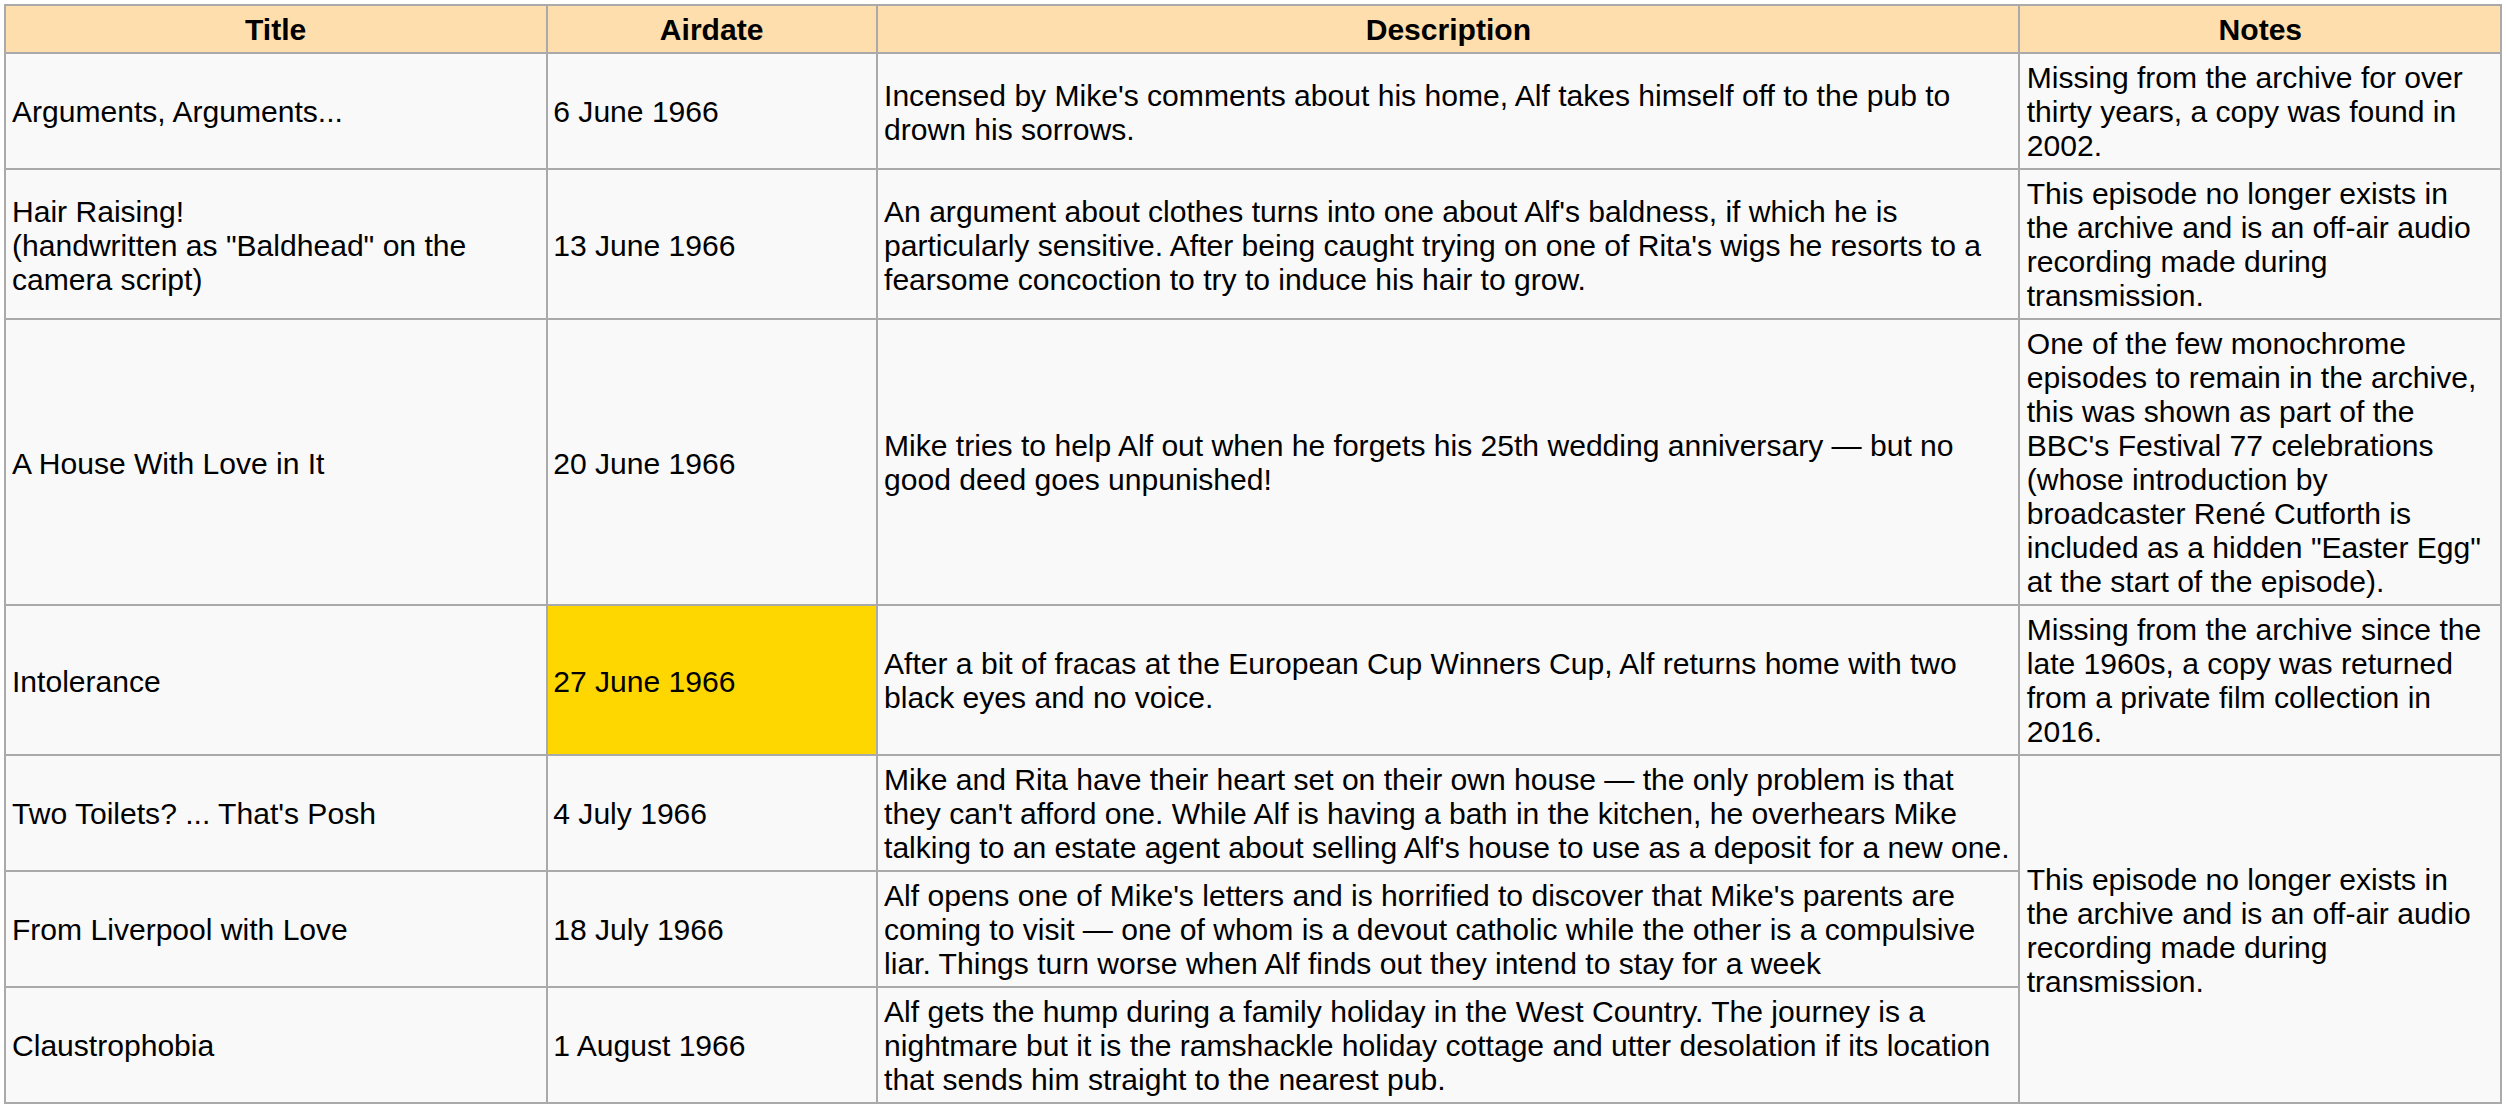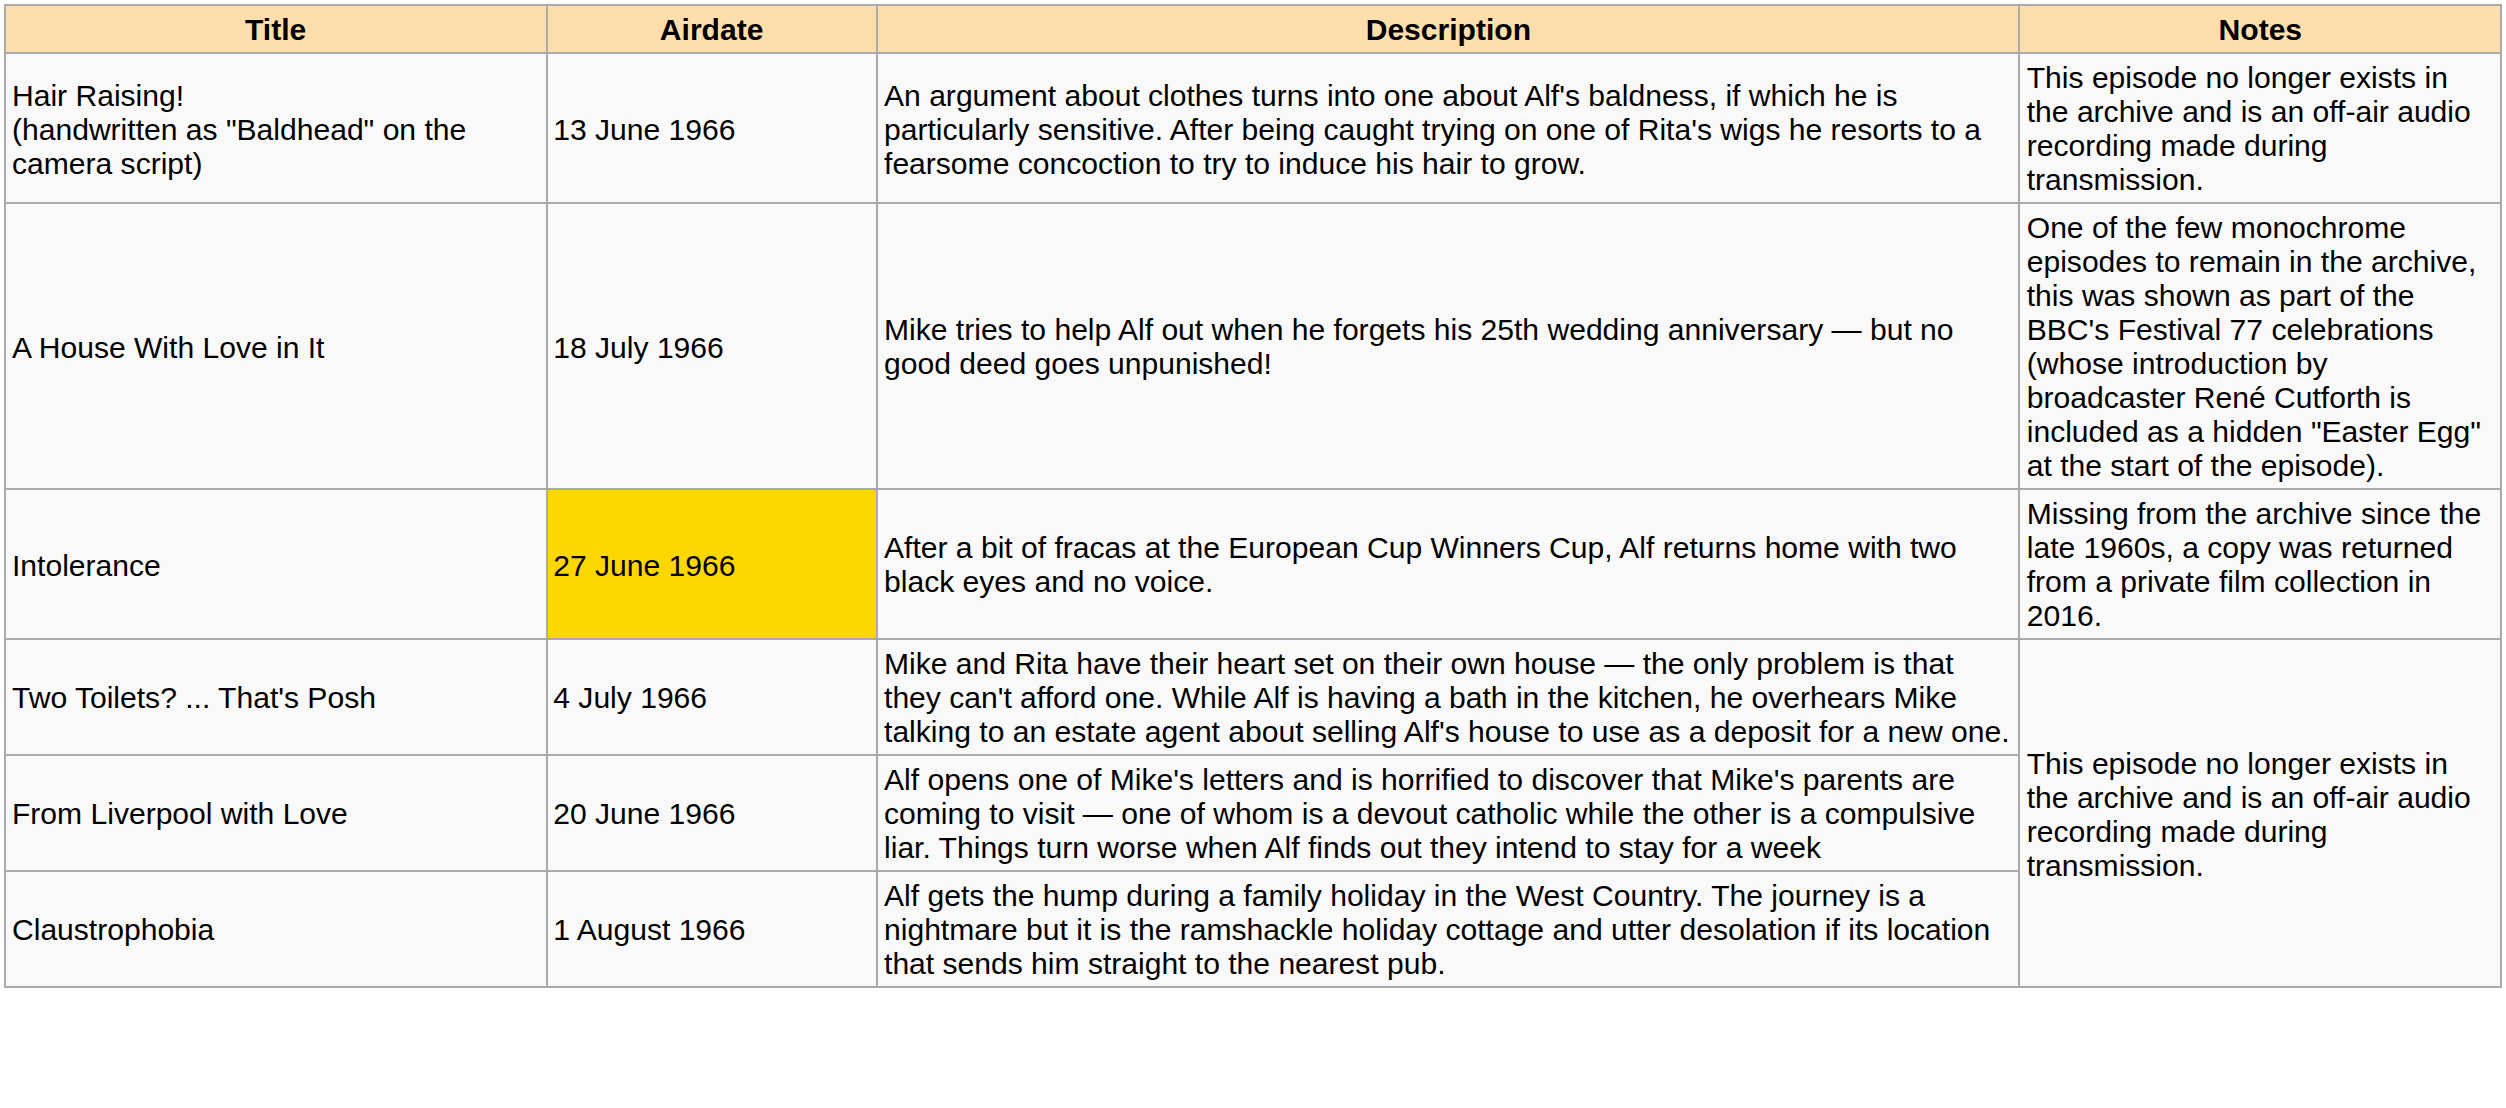- row: (177, 111)
(644, 462) 20 June 1966 -> (639, 346) 18 July 1966
(639, 929) 18 July 1966 -> (644, 813) 20 June 1966
